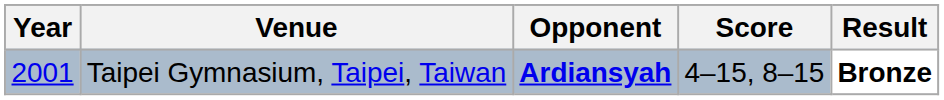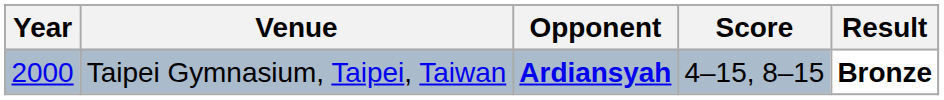(43, 72) 2001 -> (43, 72) 2000
